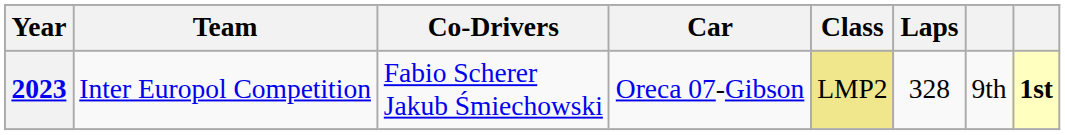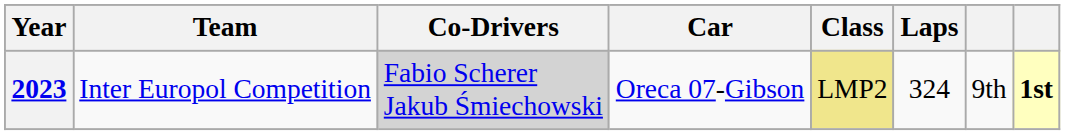(493, 89) no background -> (493, 89) lightgrey background
(929, 89) 328 -> (929, 89) 324
